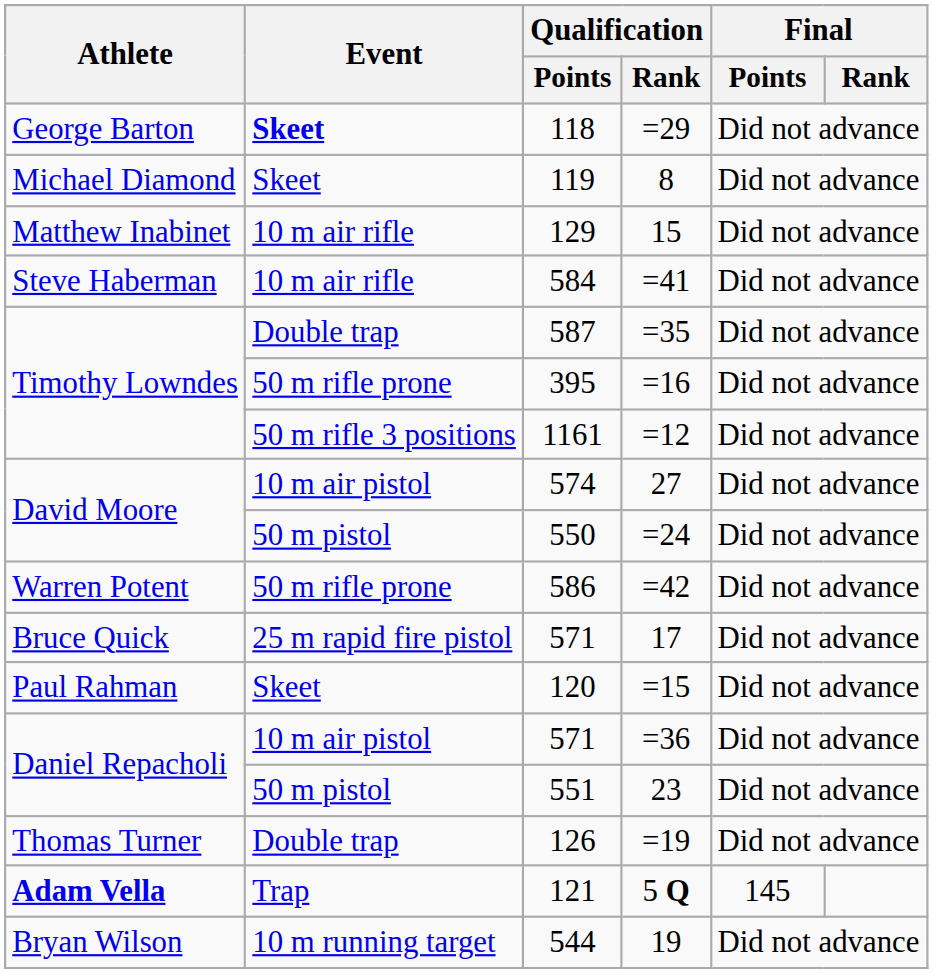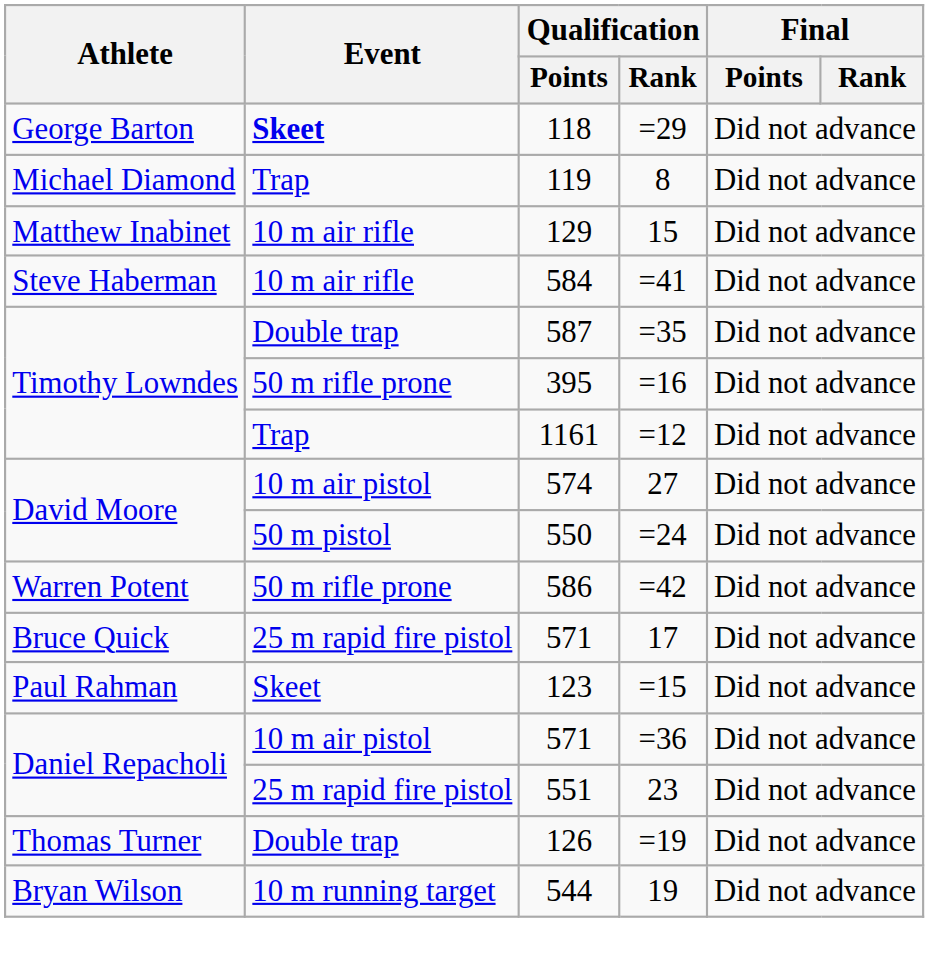(287, 180) Skeet -> (281, 180) Trap
(384, 434) 50 m rifle 3 positions -> (281, 434) Trap
(572, 688) 120 -> (569, 688) 123
(322, 789) 50 m pistol -> (382, 789) 25 m rapid fire pistol
- row: (666, 891)
